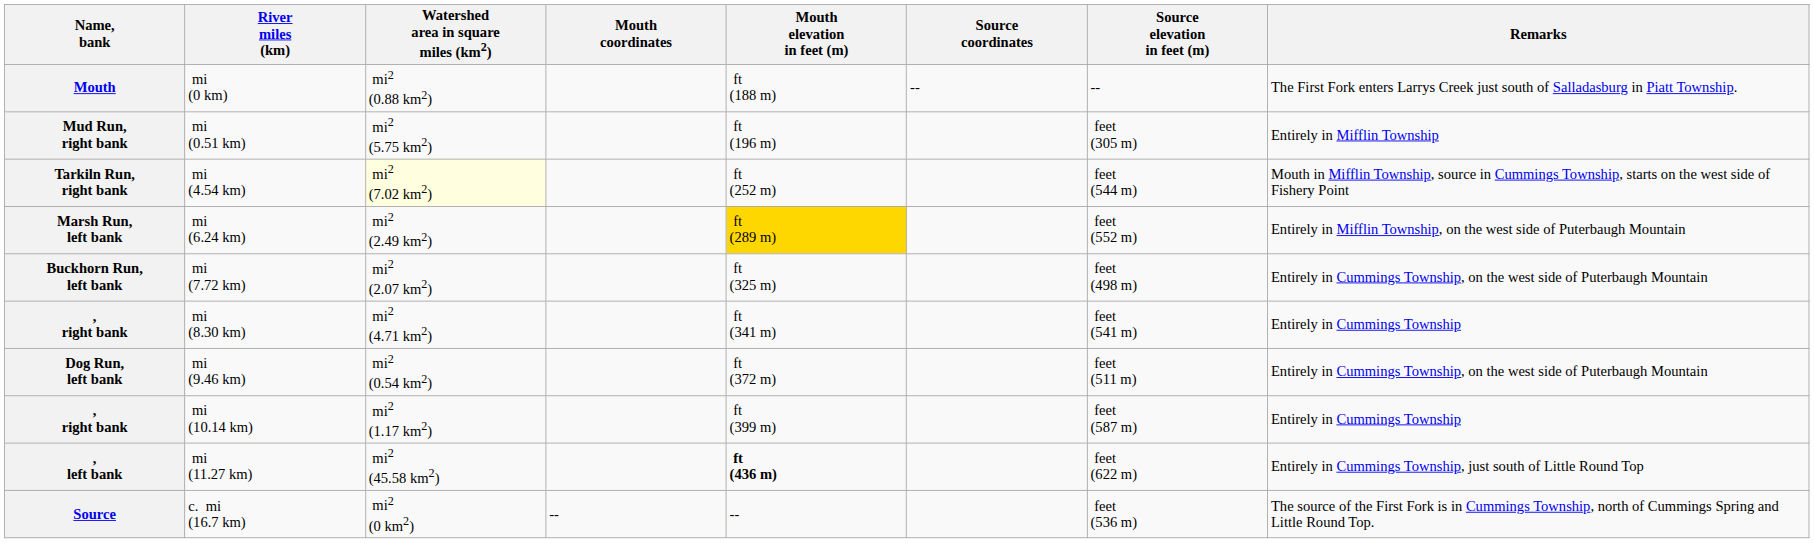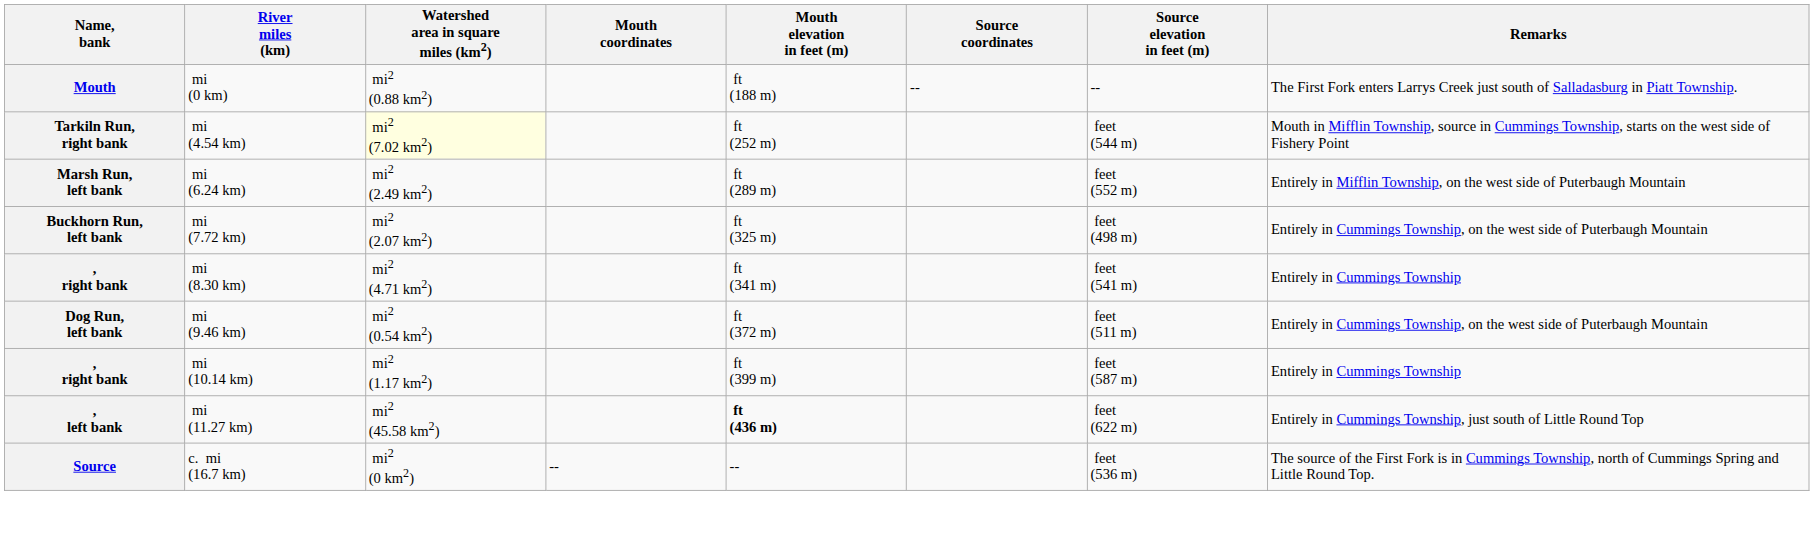- row: (95, 135)
(753, 230) gold background -> (753, 182) no background
